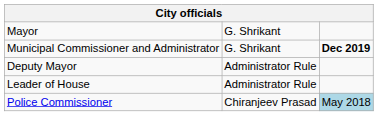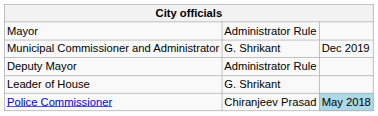(252, 31) G. Shrikant -> (270, 31) Administrator Rule
(346, 48) bold -> (346, 48) normal
(270, 84) Administrator Rule -> (252, 84) G. Shrikant
